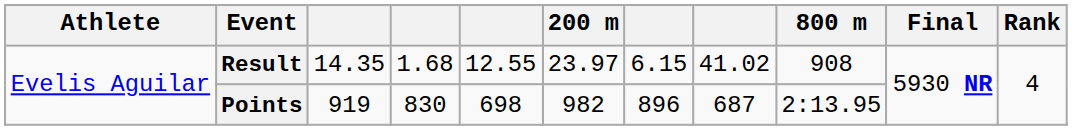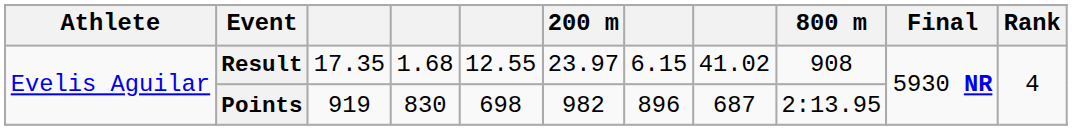(349, 65) 14.35 -> (349, 65) 17.35
